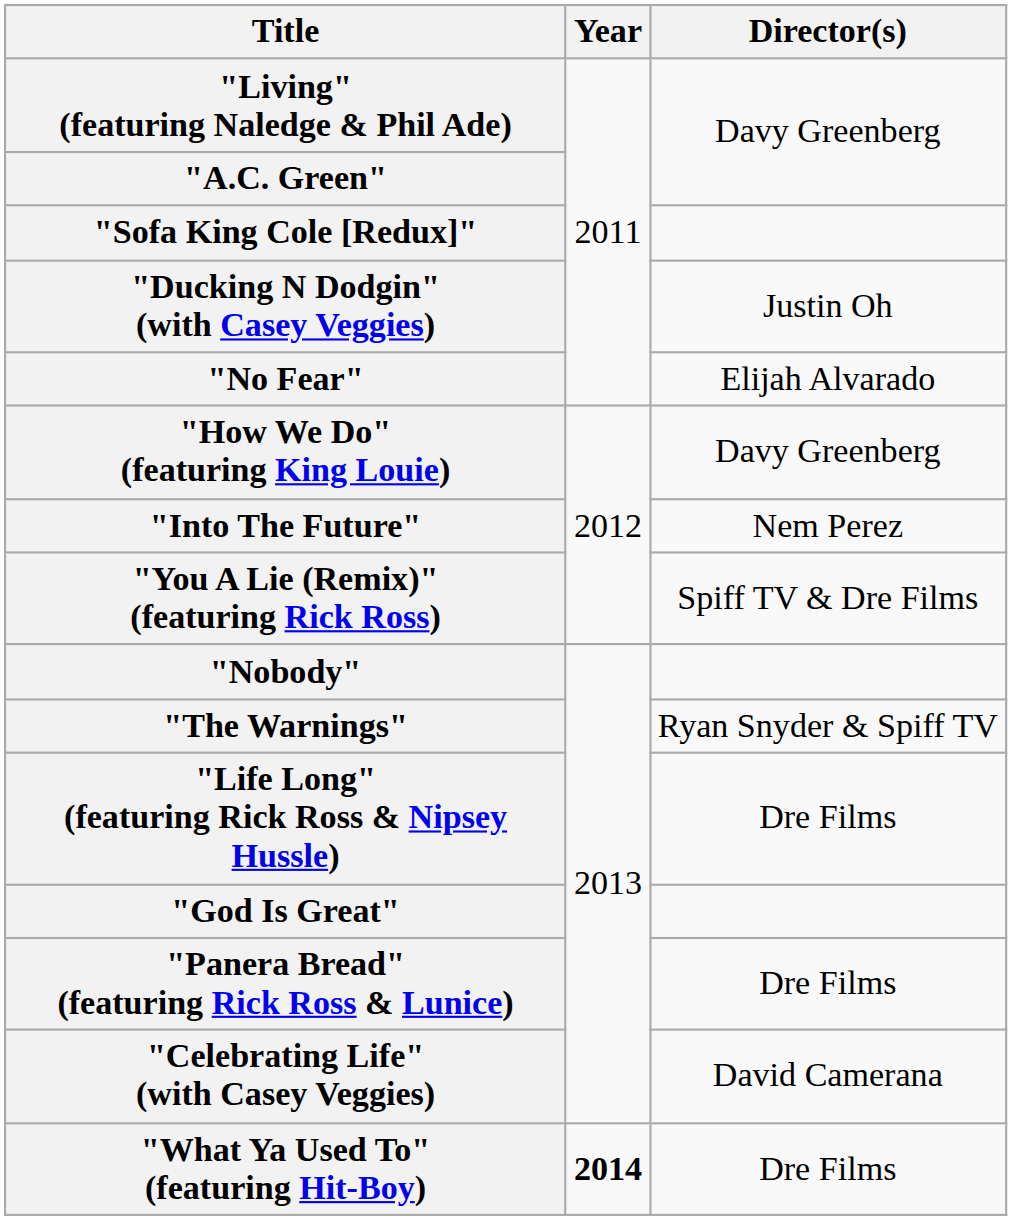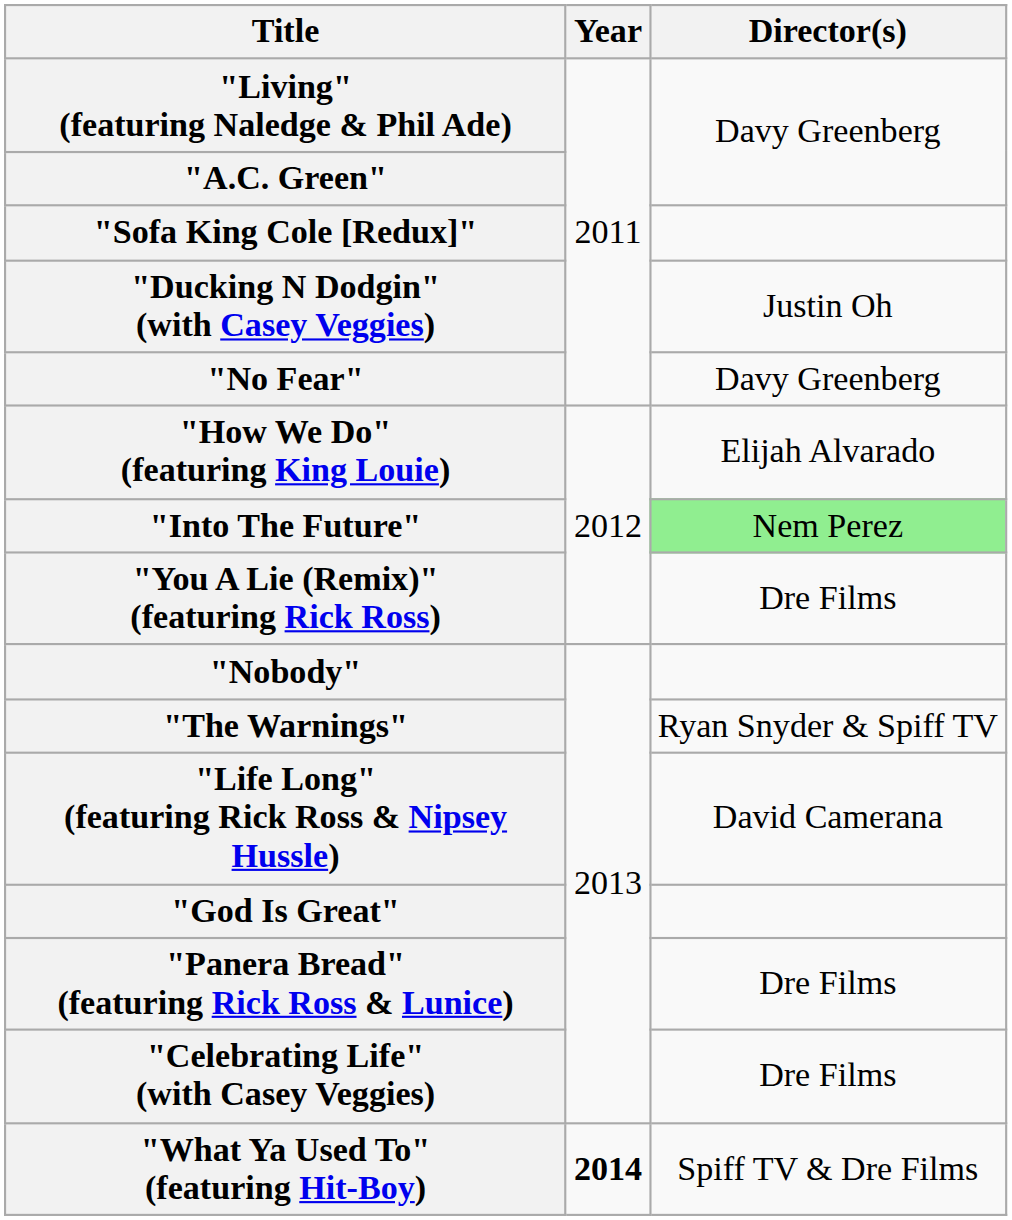(828, 378) Elijah Alvarado -> (828, 378) Davy Greenberg
(828, 451) Davy Greenberg -> (828, 451) Elijah Alvarado
(828, 524) no background -> (828, 524) lightgreen background
(828, 598) Spiff TV & Dre Films -> (828, 598) Dre Films
(828, 817) Dre Films -> (828, 817) David Camerana
(828, 1075) David Camerana -> (828, 1075) Dre Films
(828, 1168) Dre Films -> (828, 1168) Spiff TV & Dre Films
